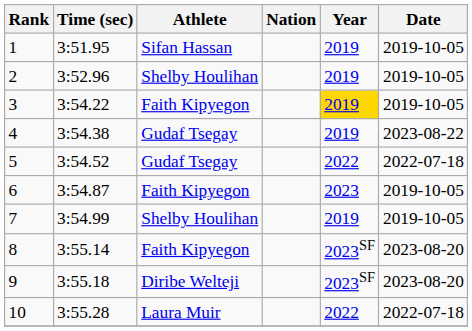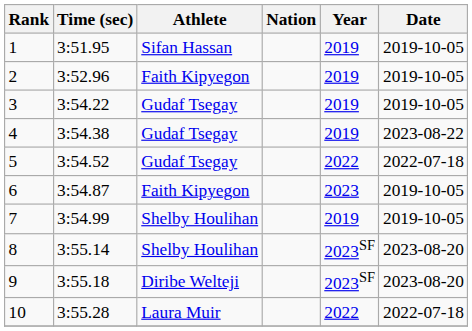(200, 76) Shelby Houlihan -> (195, 76) Faith Kipyegon
(195, 104) Faith Kipyegon -> (189, 104) Gudaf Tsegay
(342, 104) gold background -> (342, 104) no background
(195, 249) Faith Kipyegon -> (200, 249) Shelby Houlihan
